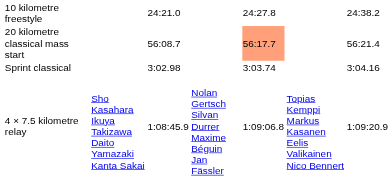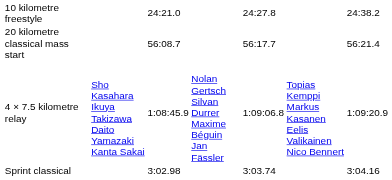(259, 43) lightsalmon background -> (259, 43) no background
rows swapped: (42, 126) <-> (38, 68)
